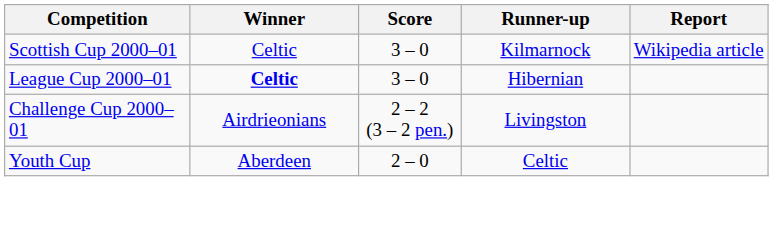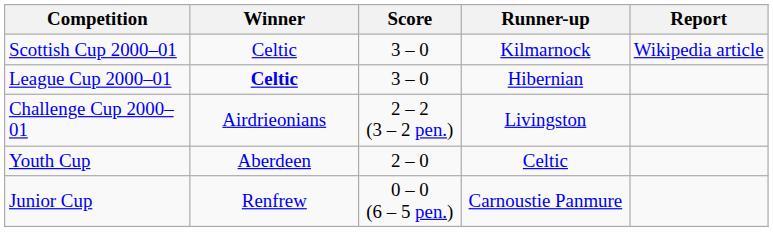+ row: (51, 201)
